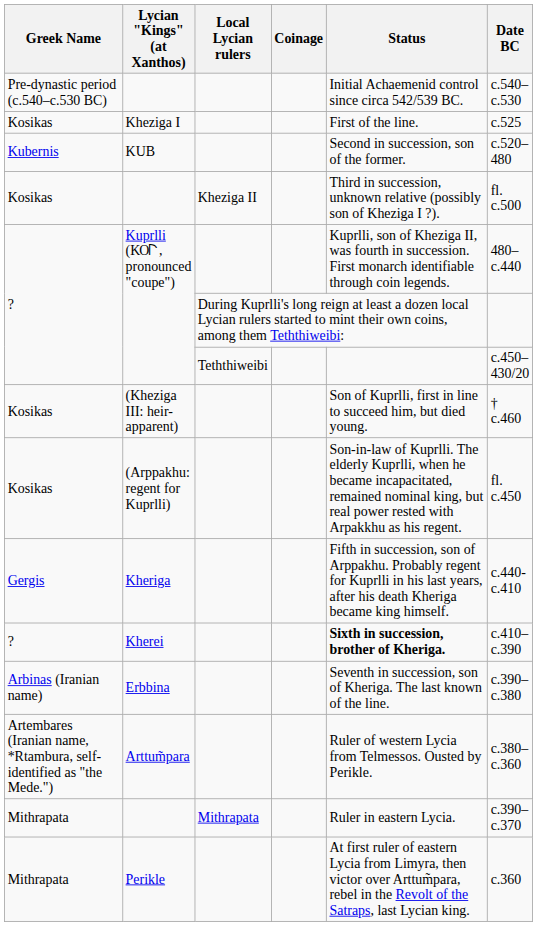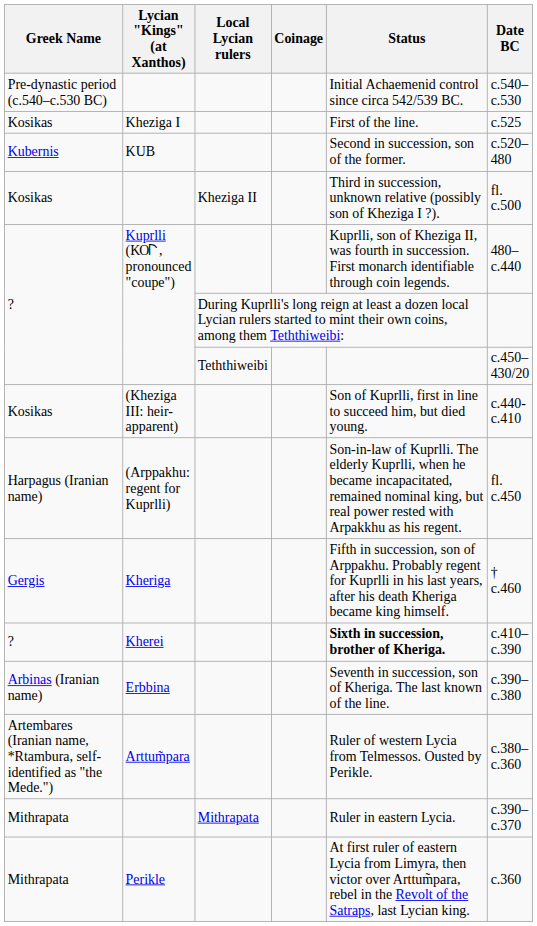(506, 411) † c.460 -> (508, 411) c.440-c.410
(30, 488) Kosikas -> (58, 488) Harpagus (Iranian name)
(508, 580) c.440-c.410 -> (506, 580) † c.460
